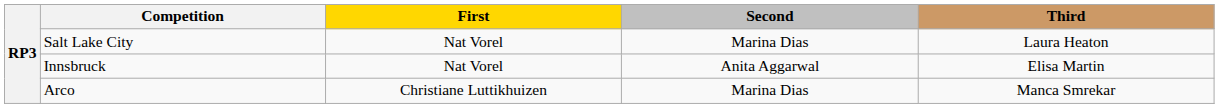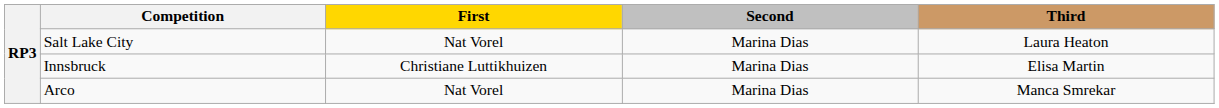(473, 66) Nat Vorel -> (474, 66) Christiane Luttikhuizen
(770, 66) Anita Aggarwal -> (770, 66) Marina Dias
(473, 90) Christiane Luttikhuizen -> (474, 90) Nat Vorel
